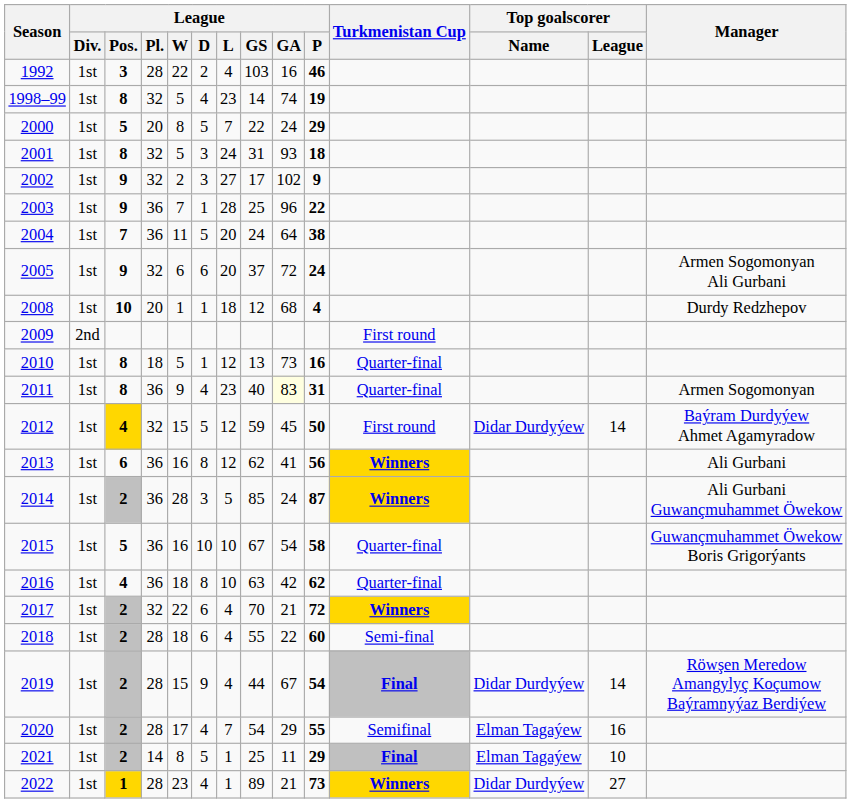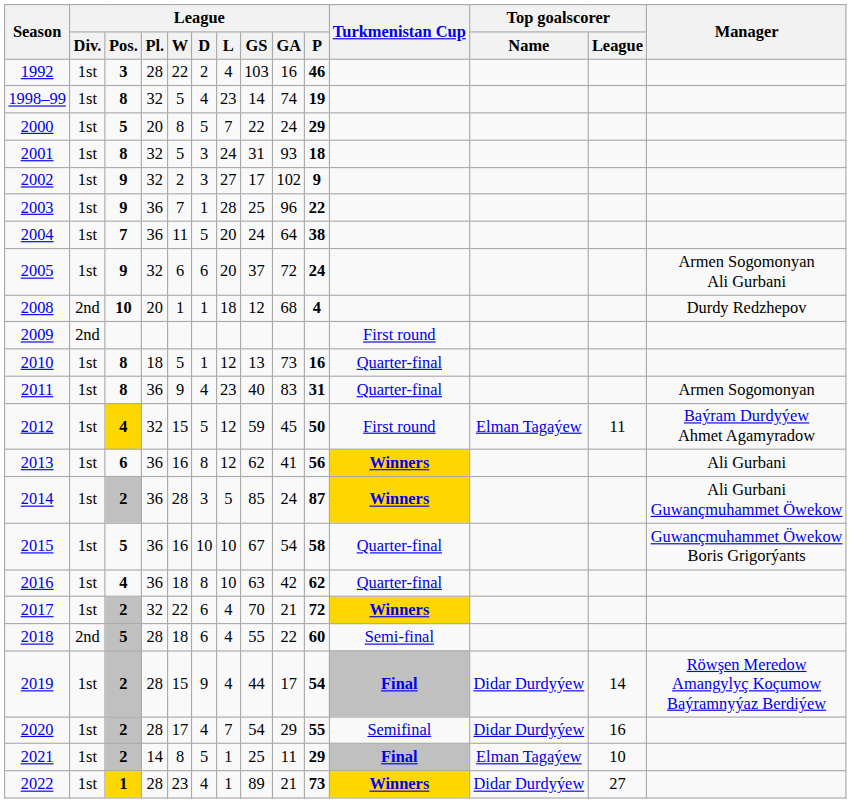(87, 308) 1st -> (87, 308) 2nd
(289, 389) lightyellow background -> (289, 389) no background
(529, 426) Didar Durdyýew -> (529, 426) Elman Tagaýew
(617, 426) 14 -> (617, 426) 11
(87, 637) 1st -> (87, 637) 2nd
(123, 637) 2 -> (123, 637) 5
(289, 683) 67 -> (289, 683) 17
(529, 730) Elman Tagaýew -> (529, 730) Didar Durdyýew
